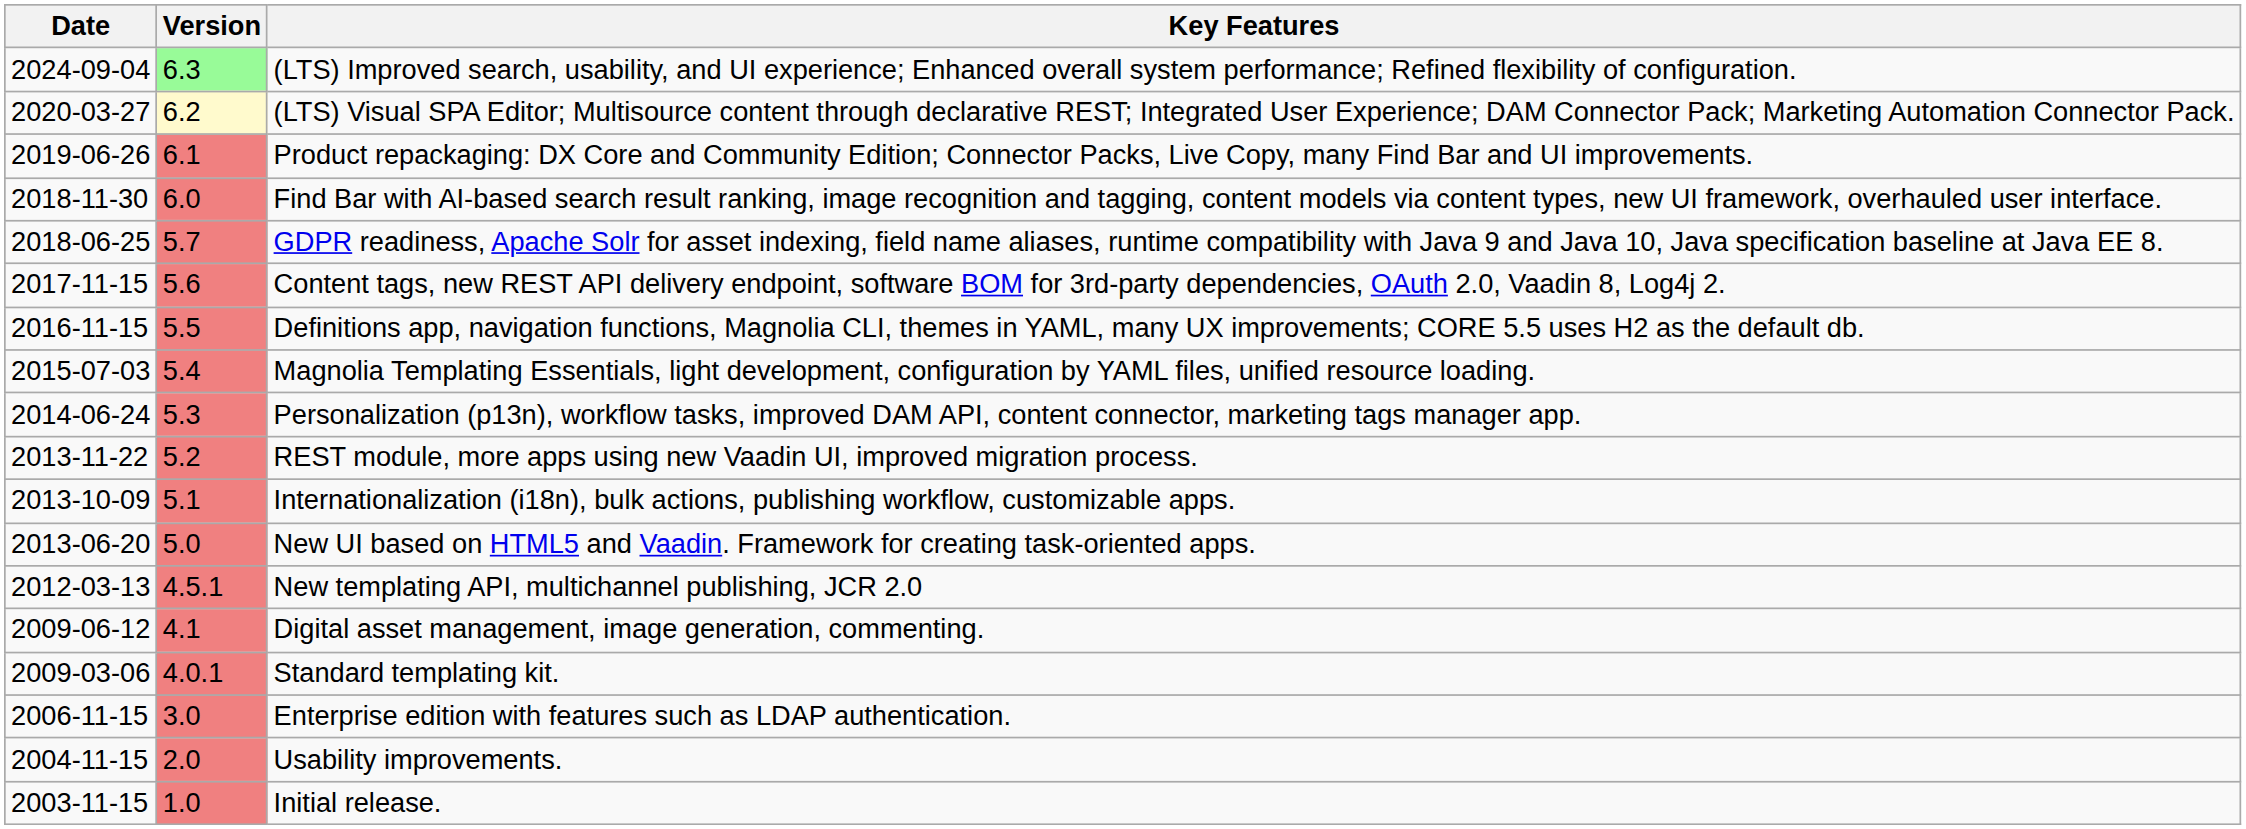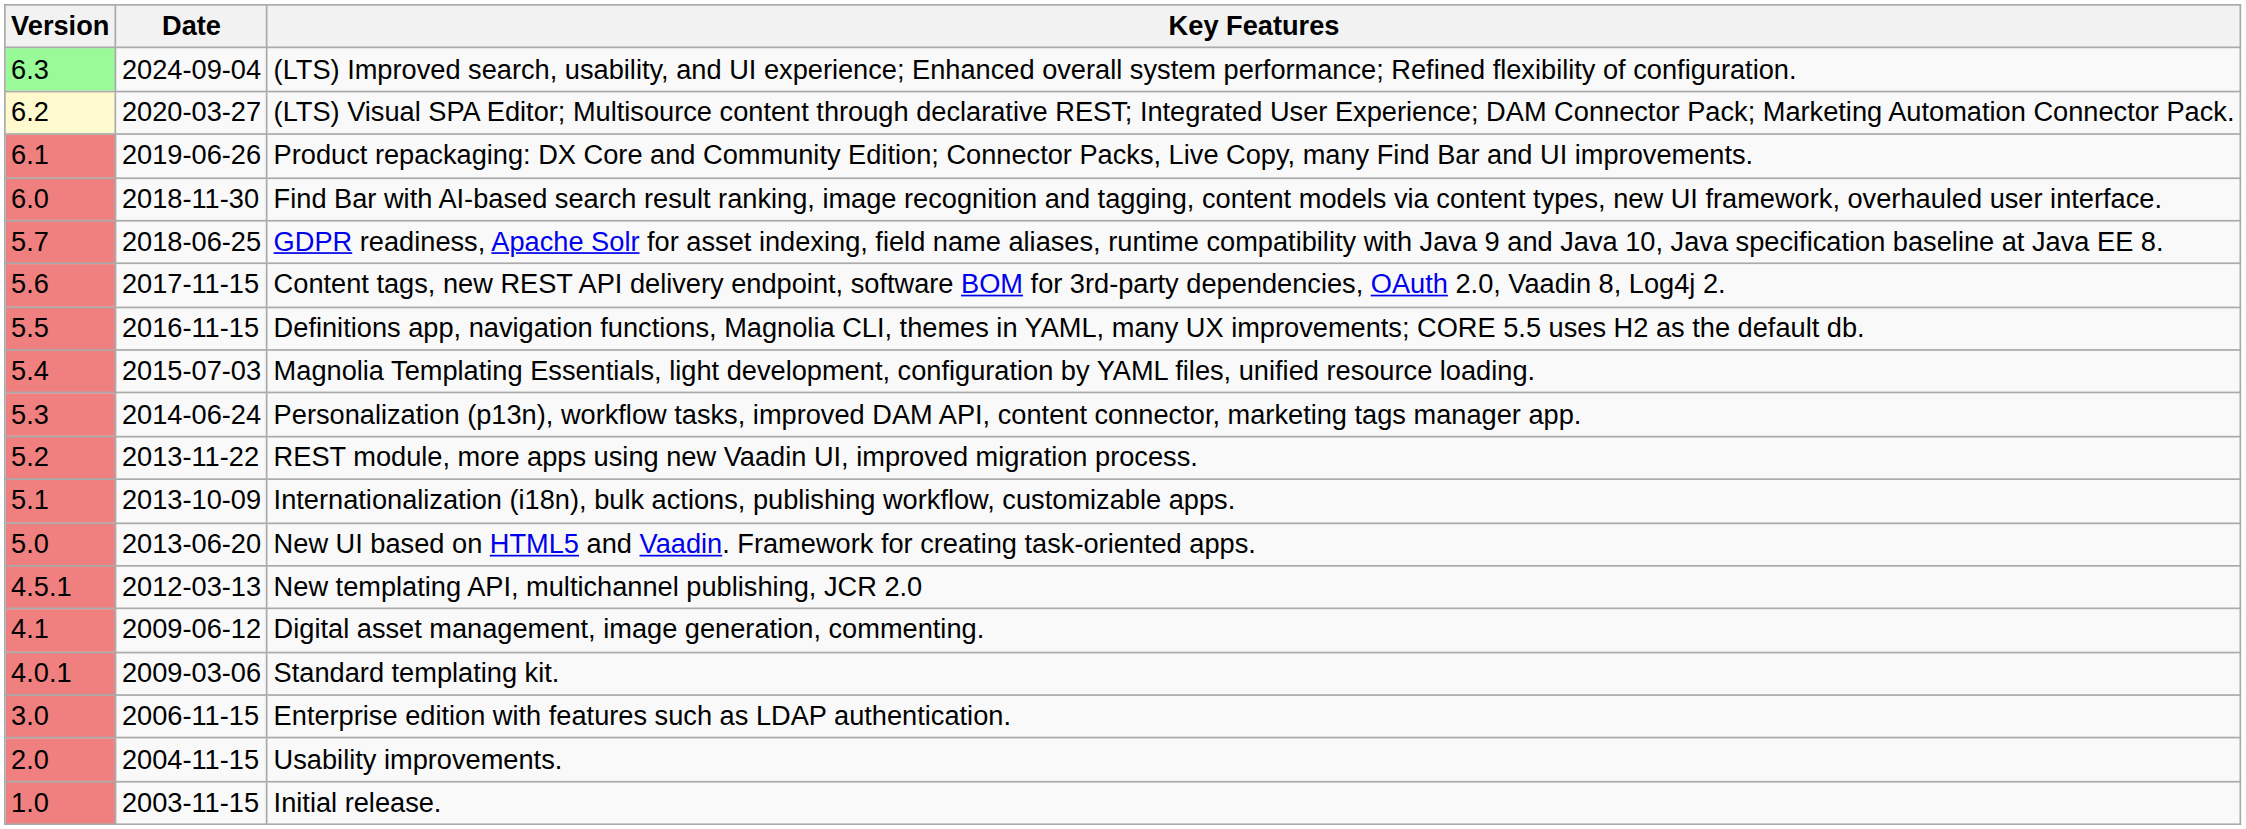columns swapped: (212, 26) <-> (81, 26)
